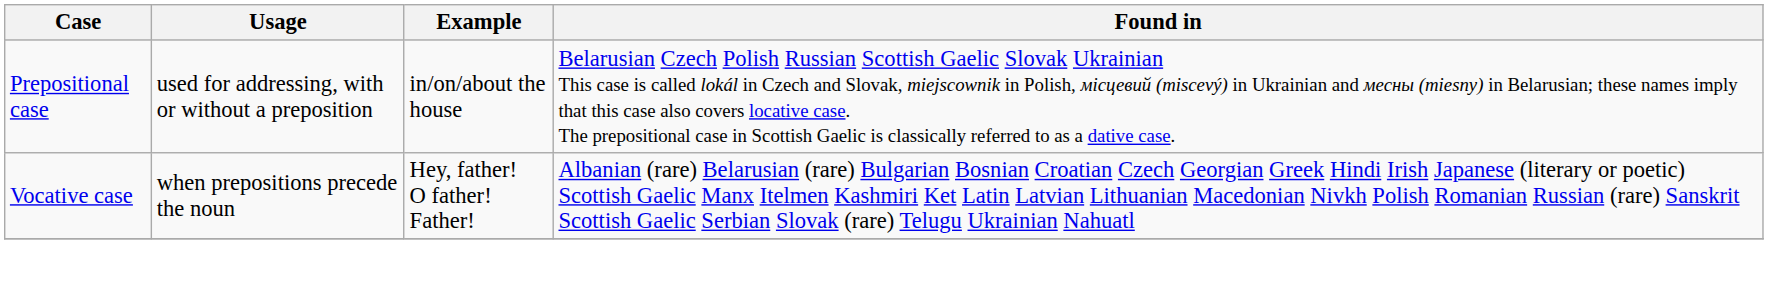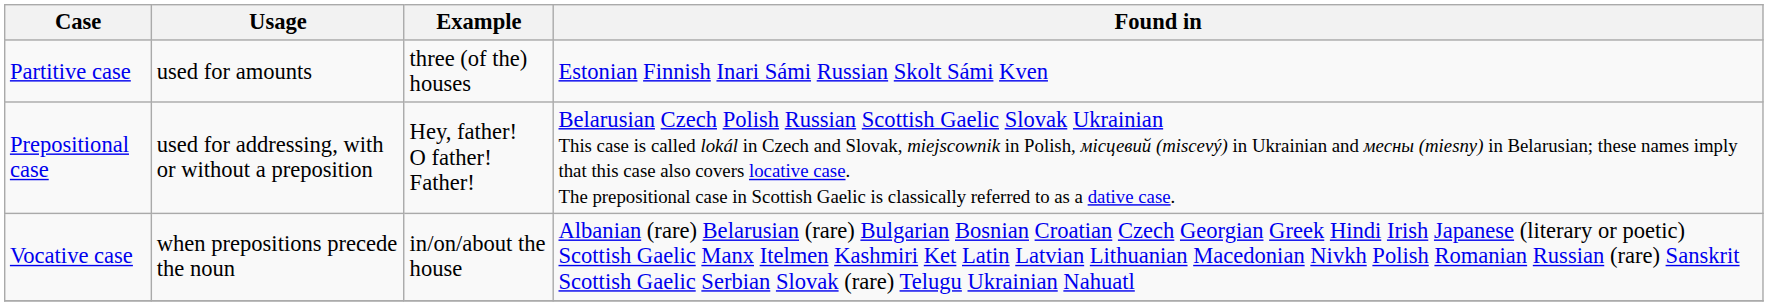+ row: (70, 70)
(478, 96) in/on/about the house -> (463, 157) Hey, father! O father! Father!
(463, 195) Hey, father! O father! Father! -> (478, 256) in/on/about the house
